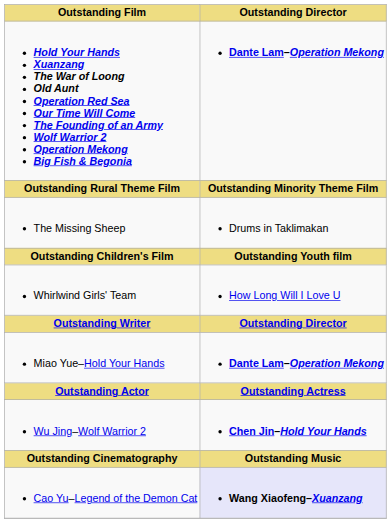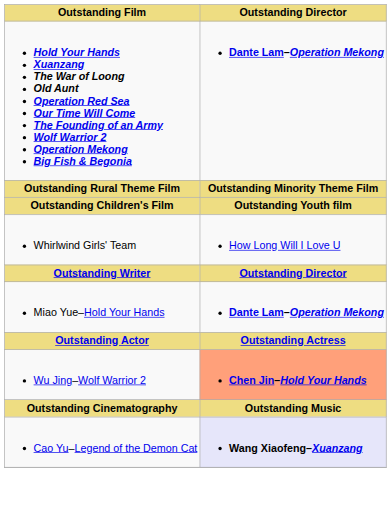- row: (102, 229)
(293, 431) no background -> (293, 381) lightsalmon background
